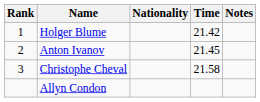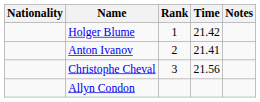columns swapped: (21, 13) <-> (160, 13)
(207, 50) 21.45 -> (207, 50) 21.41
(207, 69) 21.58 -> (207, 69) 21.56
